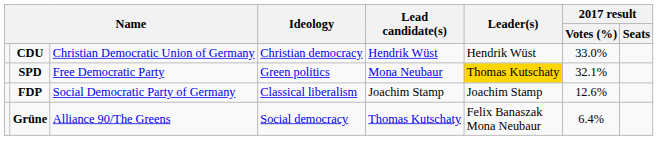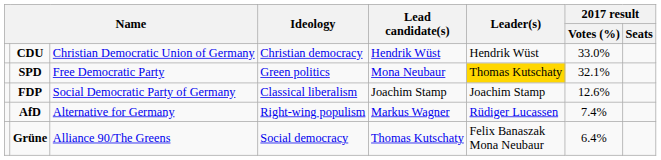+ row: (30, 111)
